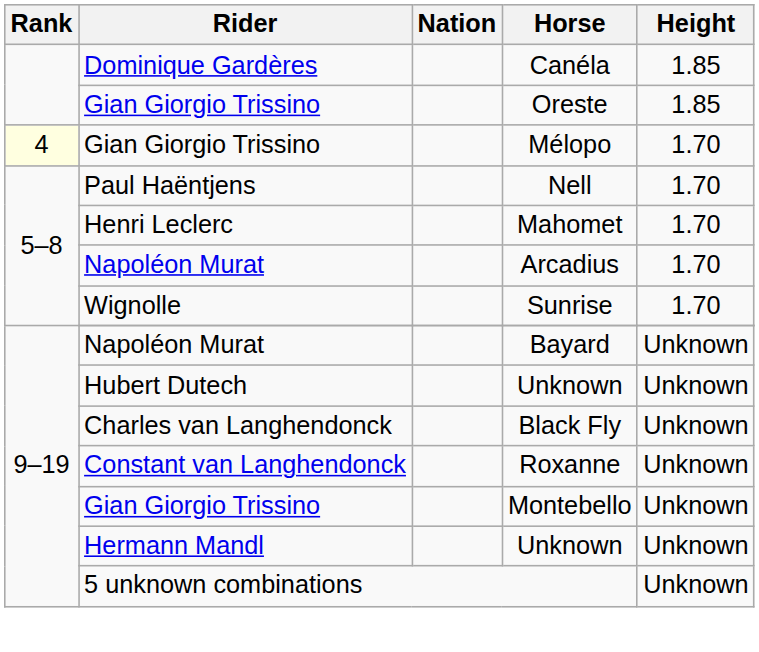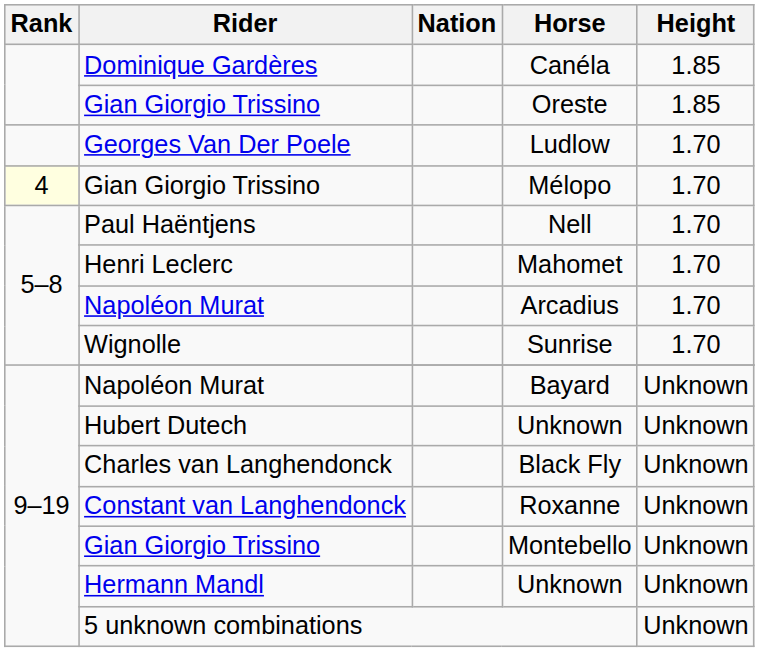+ row: (217, 144)
